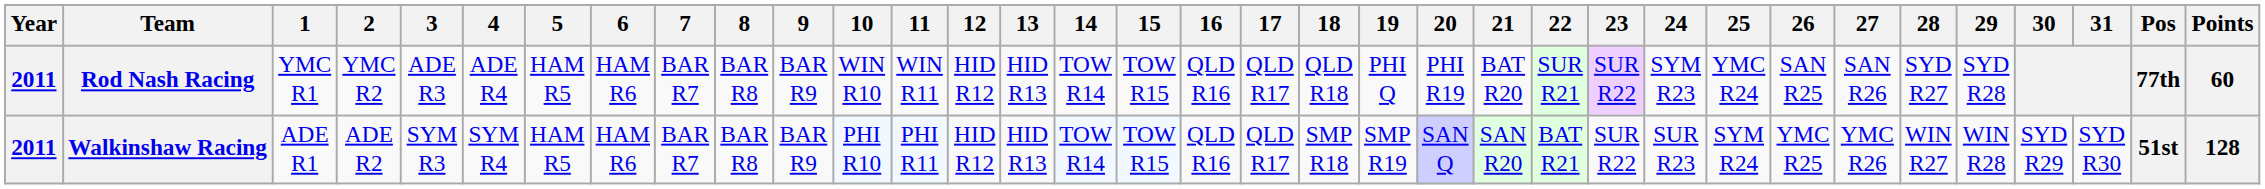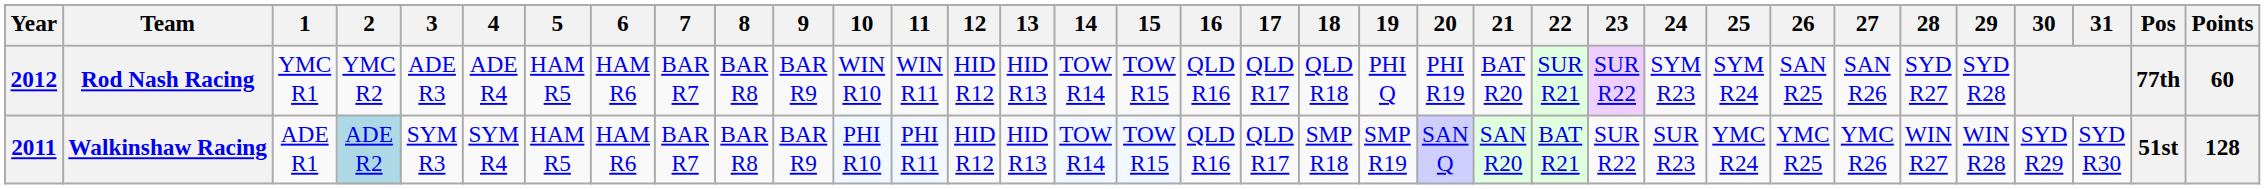(34, 79) 2011 -> (34, 79) 2012
(1739, 79) YMC R24 -> (1739, 79) SYM R24
(369, 148) no background -> (369, 148) lightblue background
(1739, 148) SYM R24 -> (1739, 148) YMC R24
